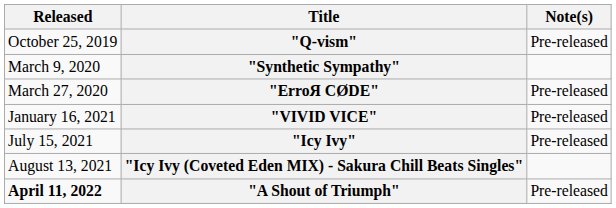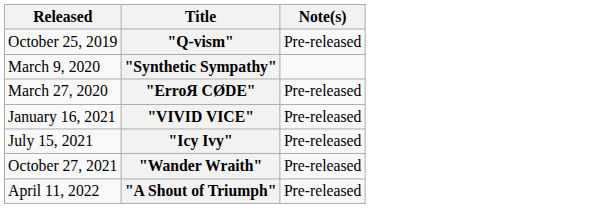- row: (324, 166)
+ row: (201, 166)
(55, 191) bold -> (54, 191) normal
